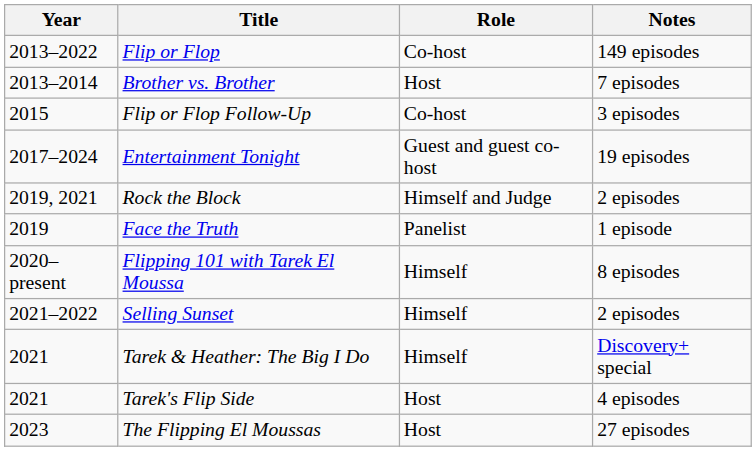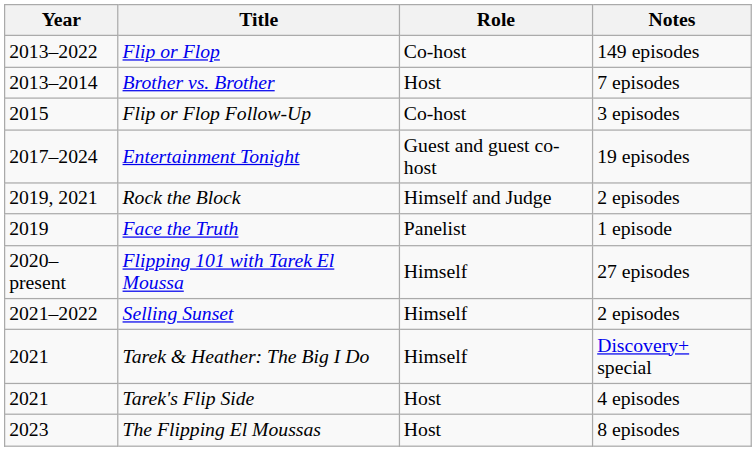(638, 271) 8 episodes -> (643, 271) 27 episodes
(643, 429) 27 episodes -> (638, 429) 8 episodes
